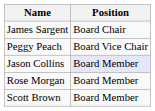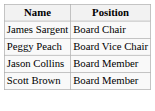(106, 64) lavender background -> (106, 64) no background
- row: (36, 81)
